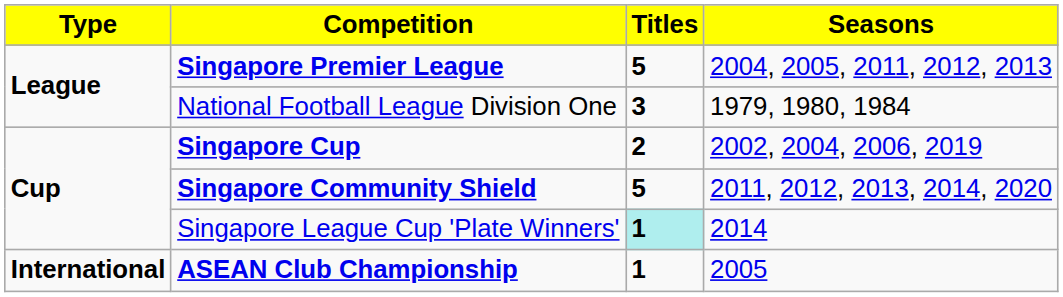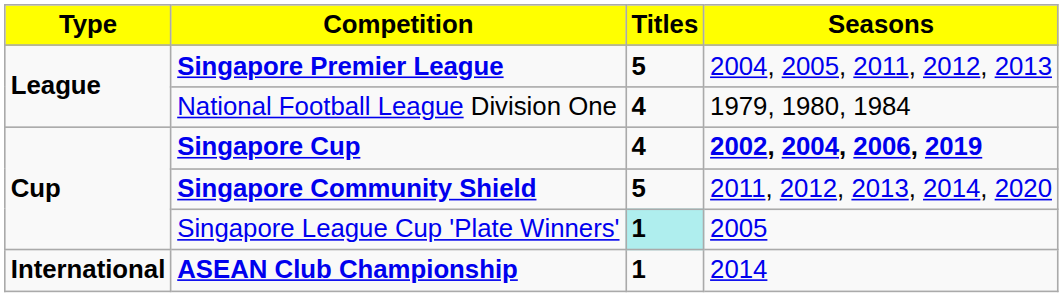(639, 106) 3 -> (639, 106) 4
(639, 147) 2 -> (639, 147) 4
(846, 147) normal -> (846, 147) bold
(739, 229) 2014 -> (739, 229) 2005
(739, 270) 2005 -> (739, 270) 2014
